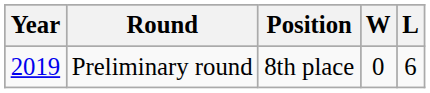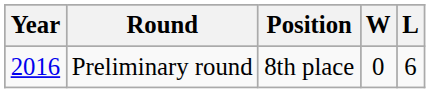(35, 66) 2019 -> (35, 66) 2016
